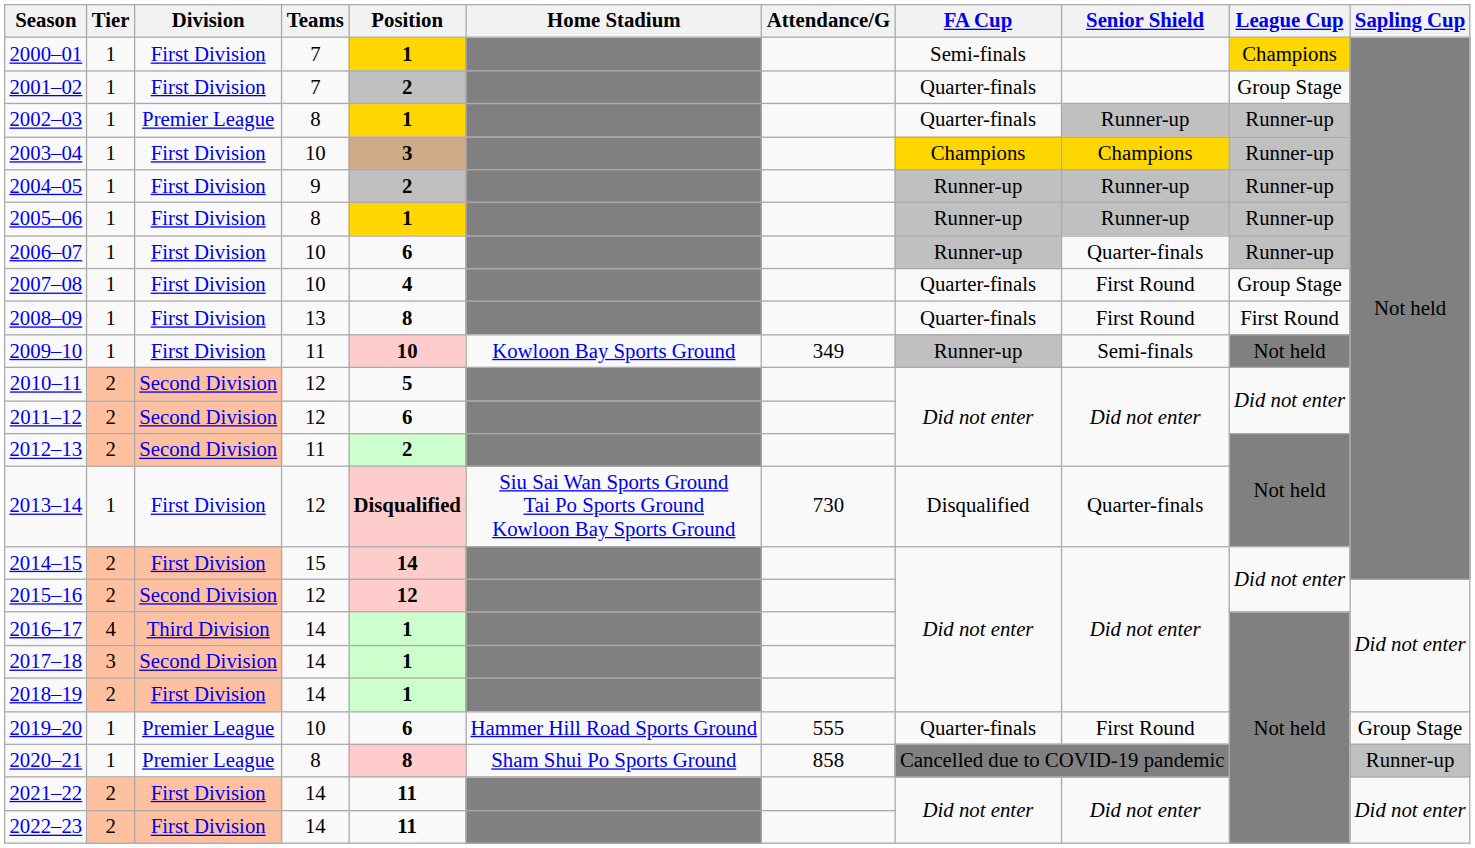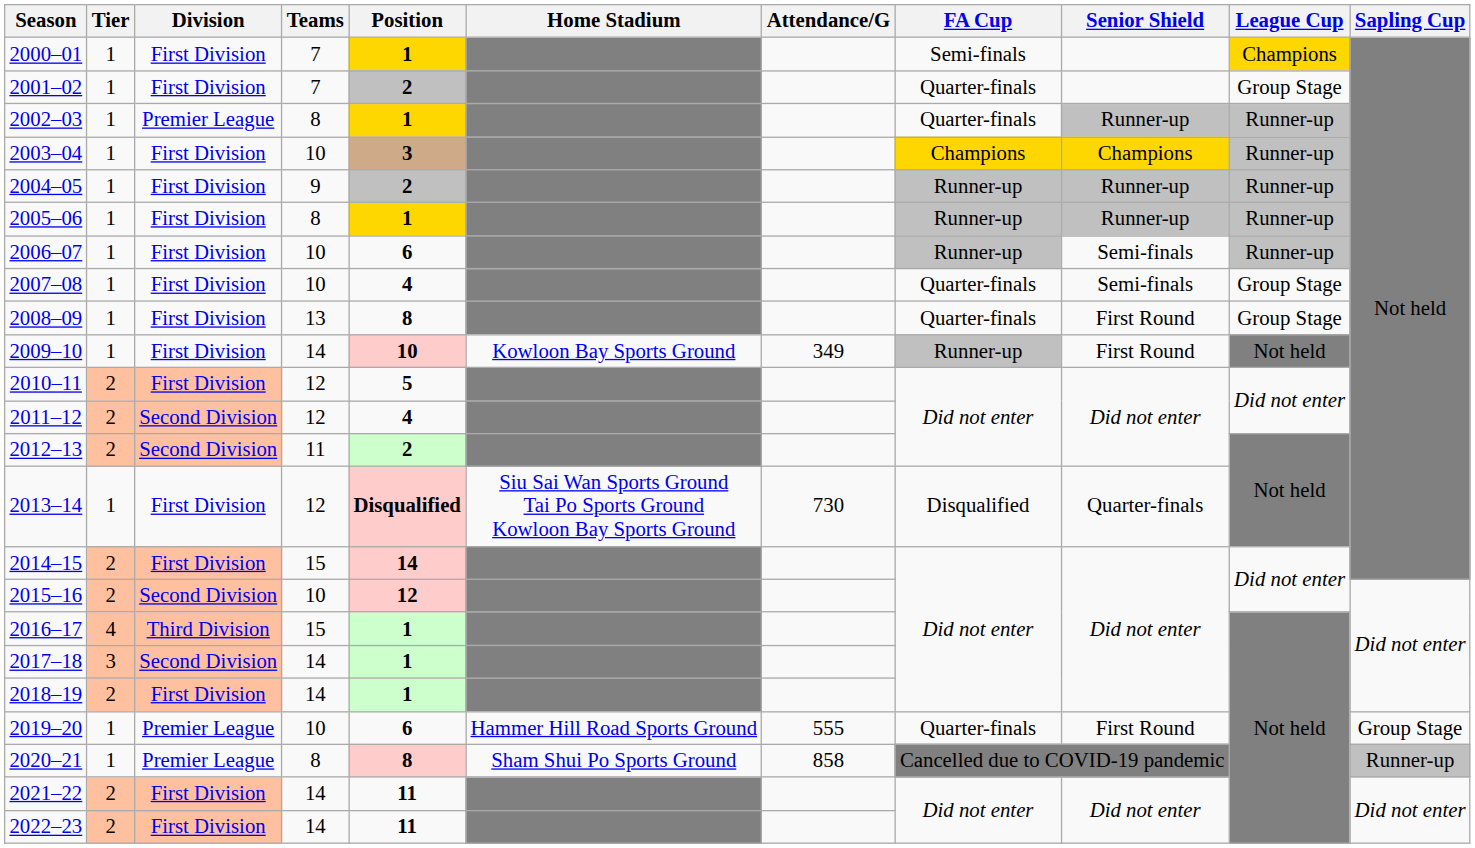(1145, 251) Quarter-finals -> (1145, 251) Semi-finals
(1145, 284) First Round -> (1145, 284) Semi-finals
(1290, 317) First Round -> (1290, 317) Group Stage
(315, 350) 11 -> (315, 350) 14
(1145, 350) Semi-finals -> (1145, 350) First Round
(208, 383) Second Division -> (208, 383) First Division
(407, 416) 6 -> (407, 416) 4
(315, 595) 12 -> (315, 595) 10
(315, 628) 14 -> (315, 628) 15
